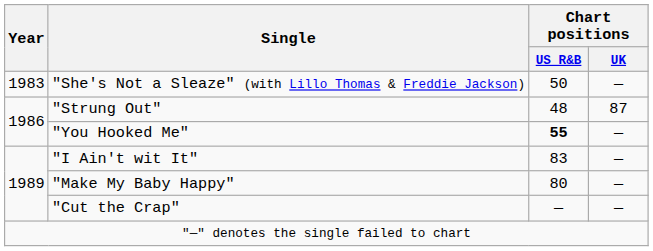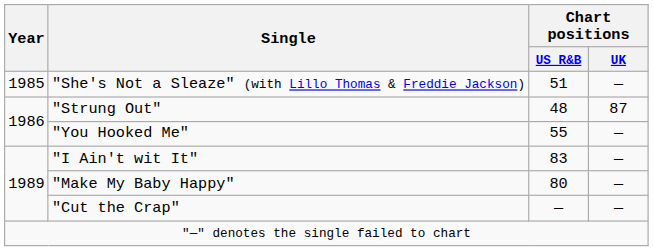(26, 84) 1983 -> (26, 84) 1985
(559, 84) 50 -> (559, 84) 51
(559, 134) bold -> (559, 134) normal
